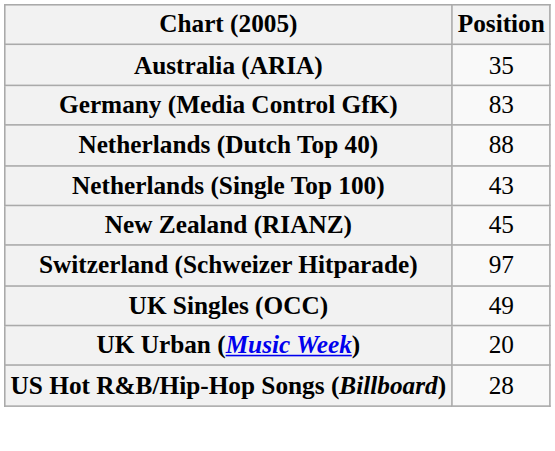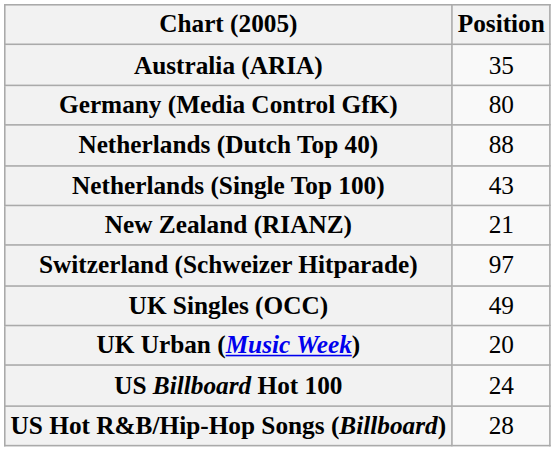(501, 104) 83 -> (501, 104) 80
(501, 225) 45 -> (501, 225) 21
+ row: (228, 385)
